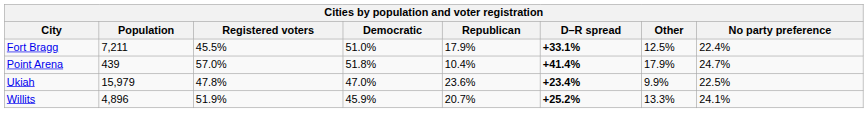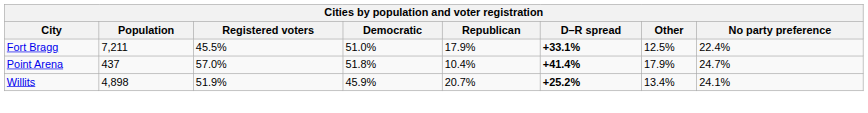(110, 64) 439 -> (110, 64) 437
- row: (21, 82)
(115, 99) 4,896 -> (115, 82) 4,898
(659, 99) 13.3% -> (659, 82) 13.4%
